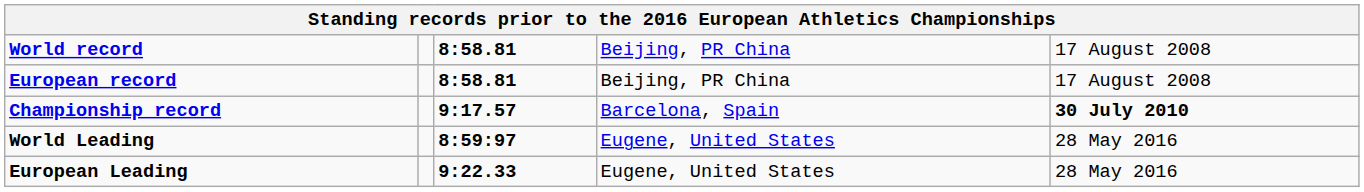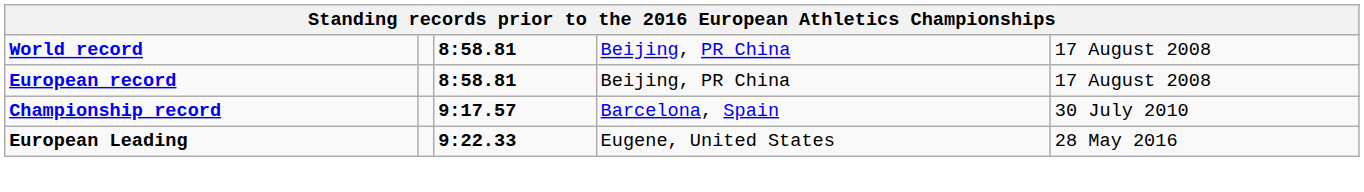(1122, 111) bold -> (1122, 111) normal
- row: (82, 141)
